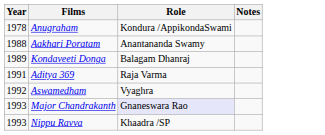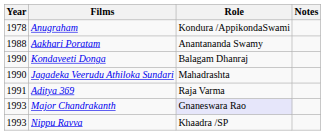(17, 59) 1989 -> (17, 59) 1990
+ row: (102, 75)
- row: (59, 91)
